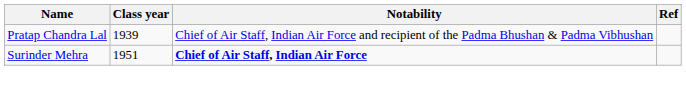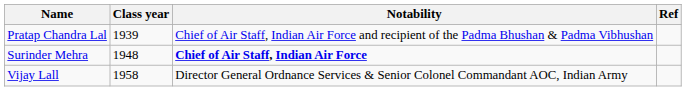(126, 55) 1951 -> (126, 55) 1948
+ row: (33, 75)
